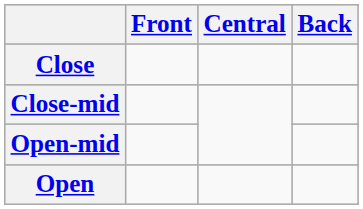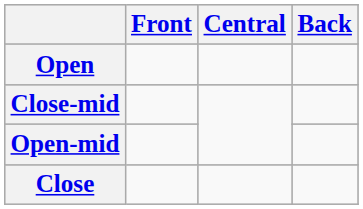rows swapped: (65, 64) <-> (65, 183)
